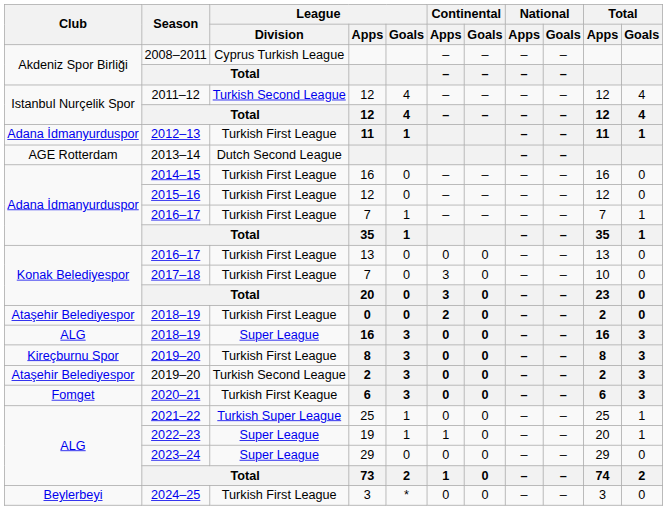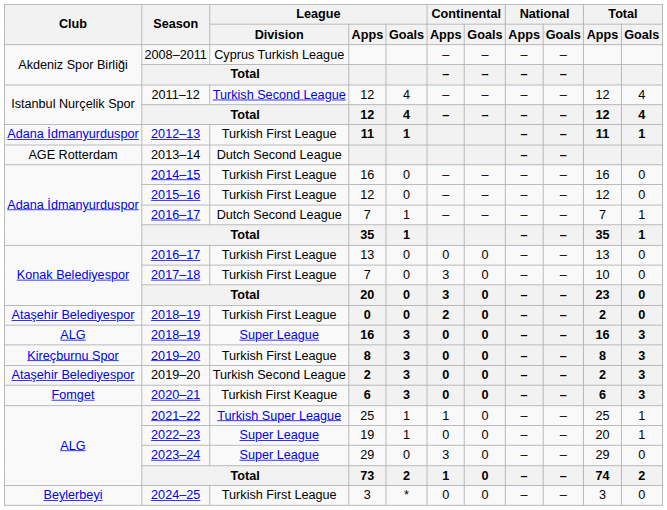(279, 214) Turkish First League -> (279, 214) Dutch Second League
(446, 415) 0 -> (446, 415) 1
(446, 435) 1 -> (446, 435) 0
(446, 455) 0 -> (446, 455) 3
